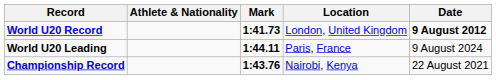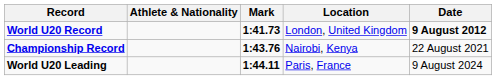rows swapped: (66, 65) <-> (57, 48)
